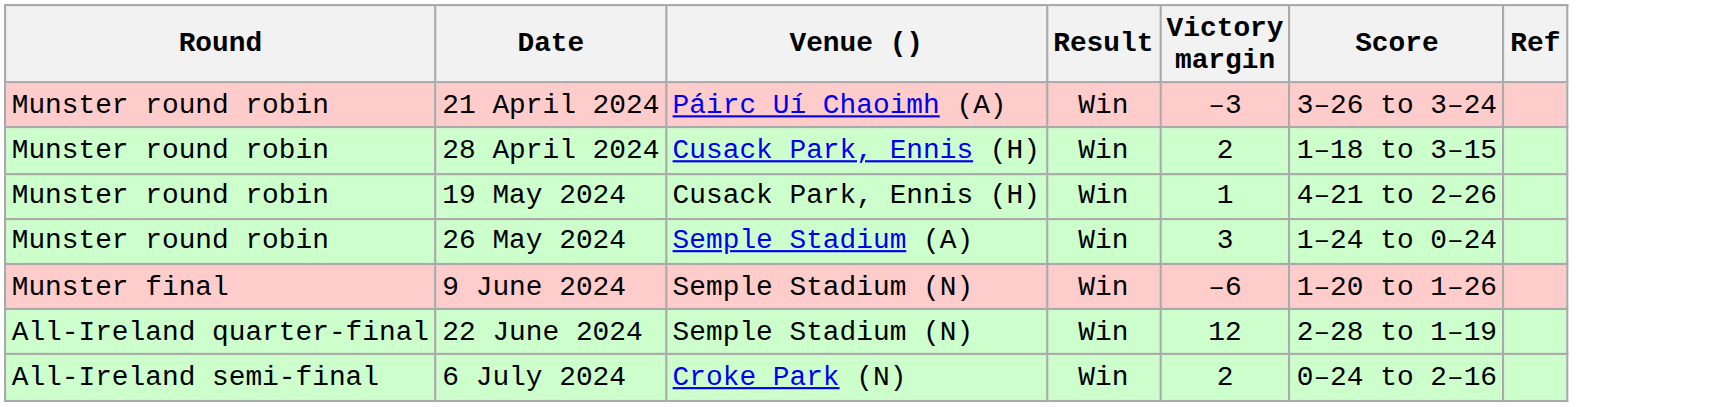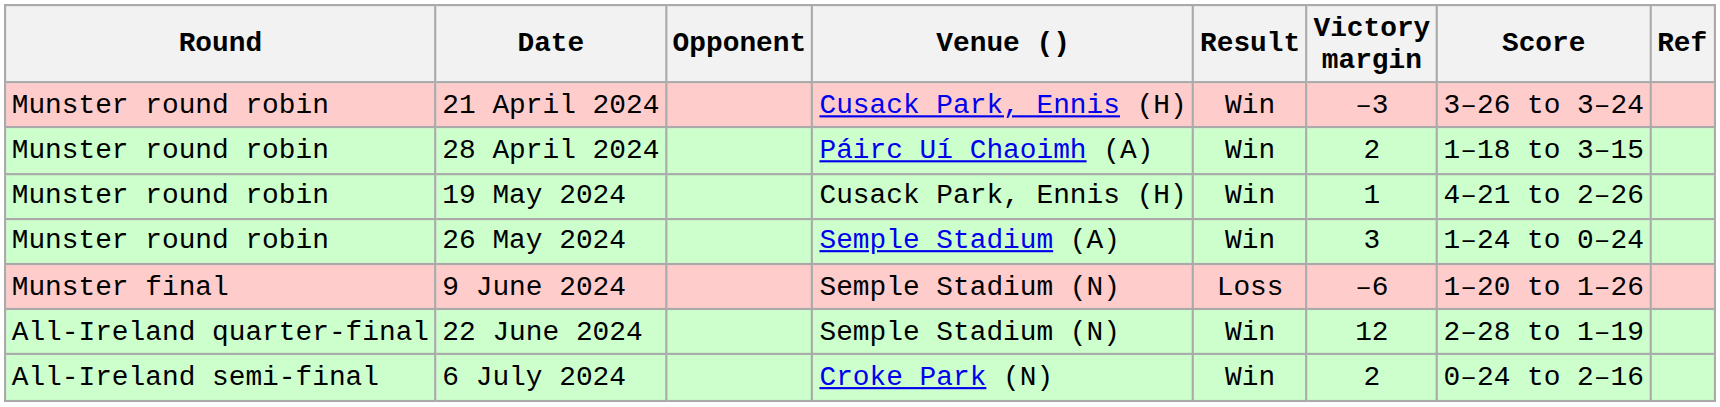+ column: (739, 44)
(840, 105) Páirc Uí Chaoimh (A) -> (1003, 105) Cusack Park, Ennis (H)
(856, 151) Cusack Park, Ennis (H) -> (986, 151) Páirc Uí Chaoimh (A)
(1103, 287) Win -> (1250, 287) Loss
